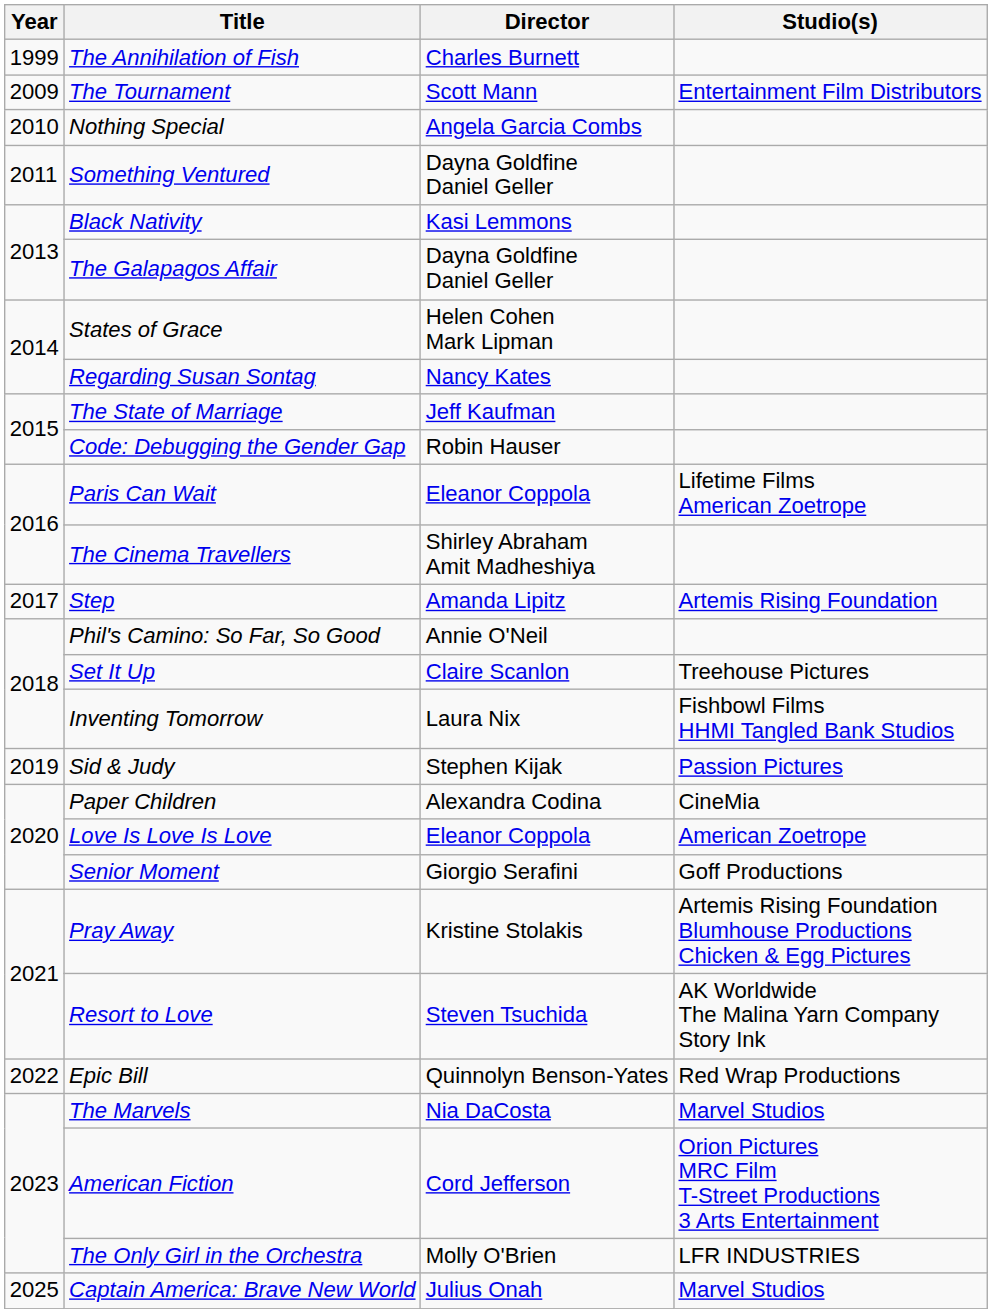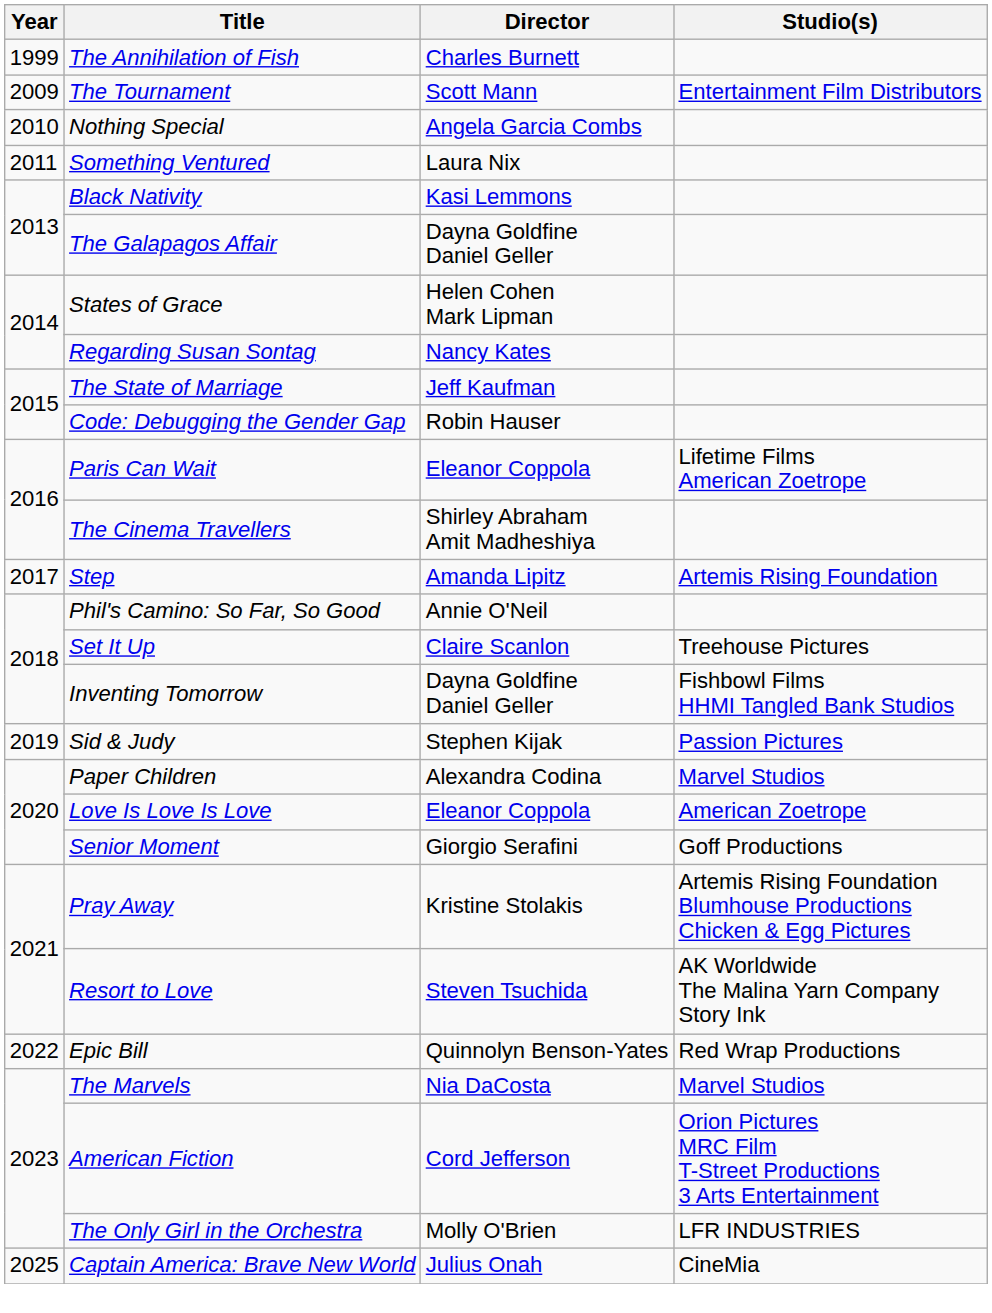(502, 174) Dayna Goldfine Daniel Geller -> (473, 162) Laura Nix
(473, 718) Laura Nix -> (502, 694) Dayna Goldfine Daniel Geller
(719, 801) CineMia -> (752, 776) Marvel Studios
(752, 1290) Marvel Studios -> (719, 1265) CineMia
